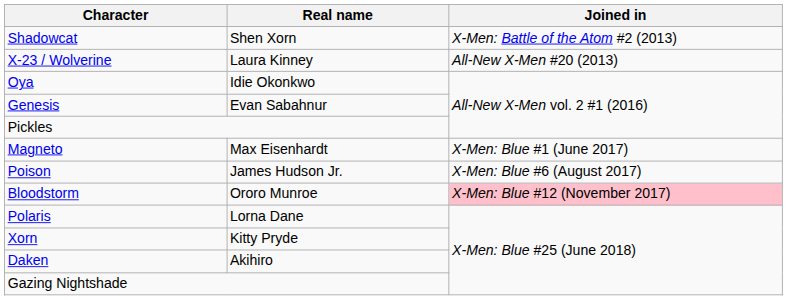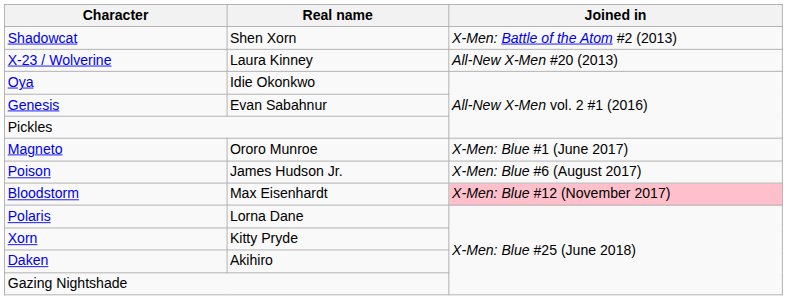(279, 149) Max Eisenhardt -> (274, 149) Ororo Munroe
(274, 194) Ororo Munroe -> (279, 194) Max Eisenhardt
